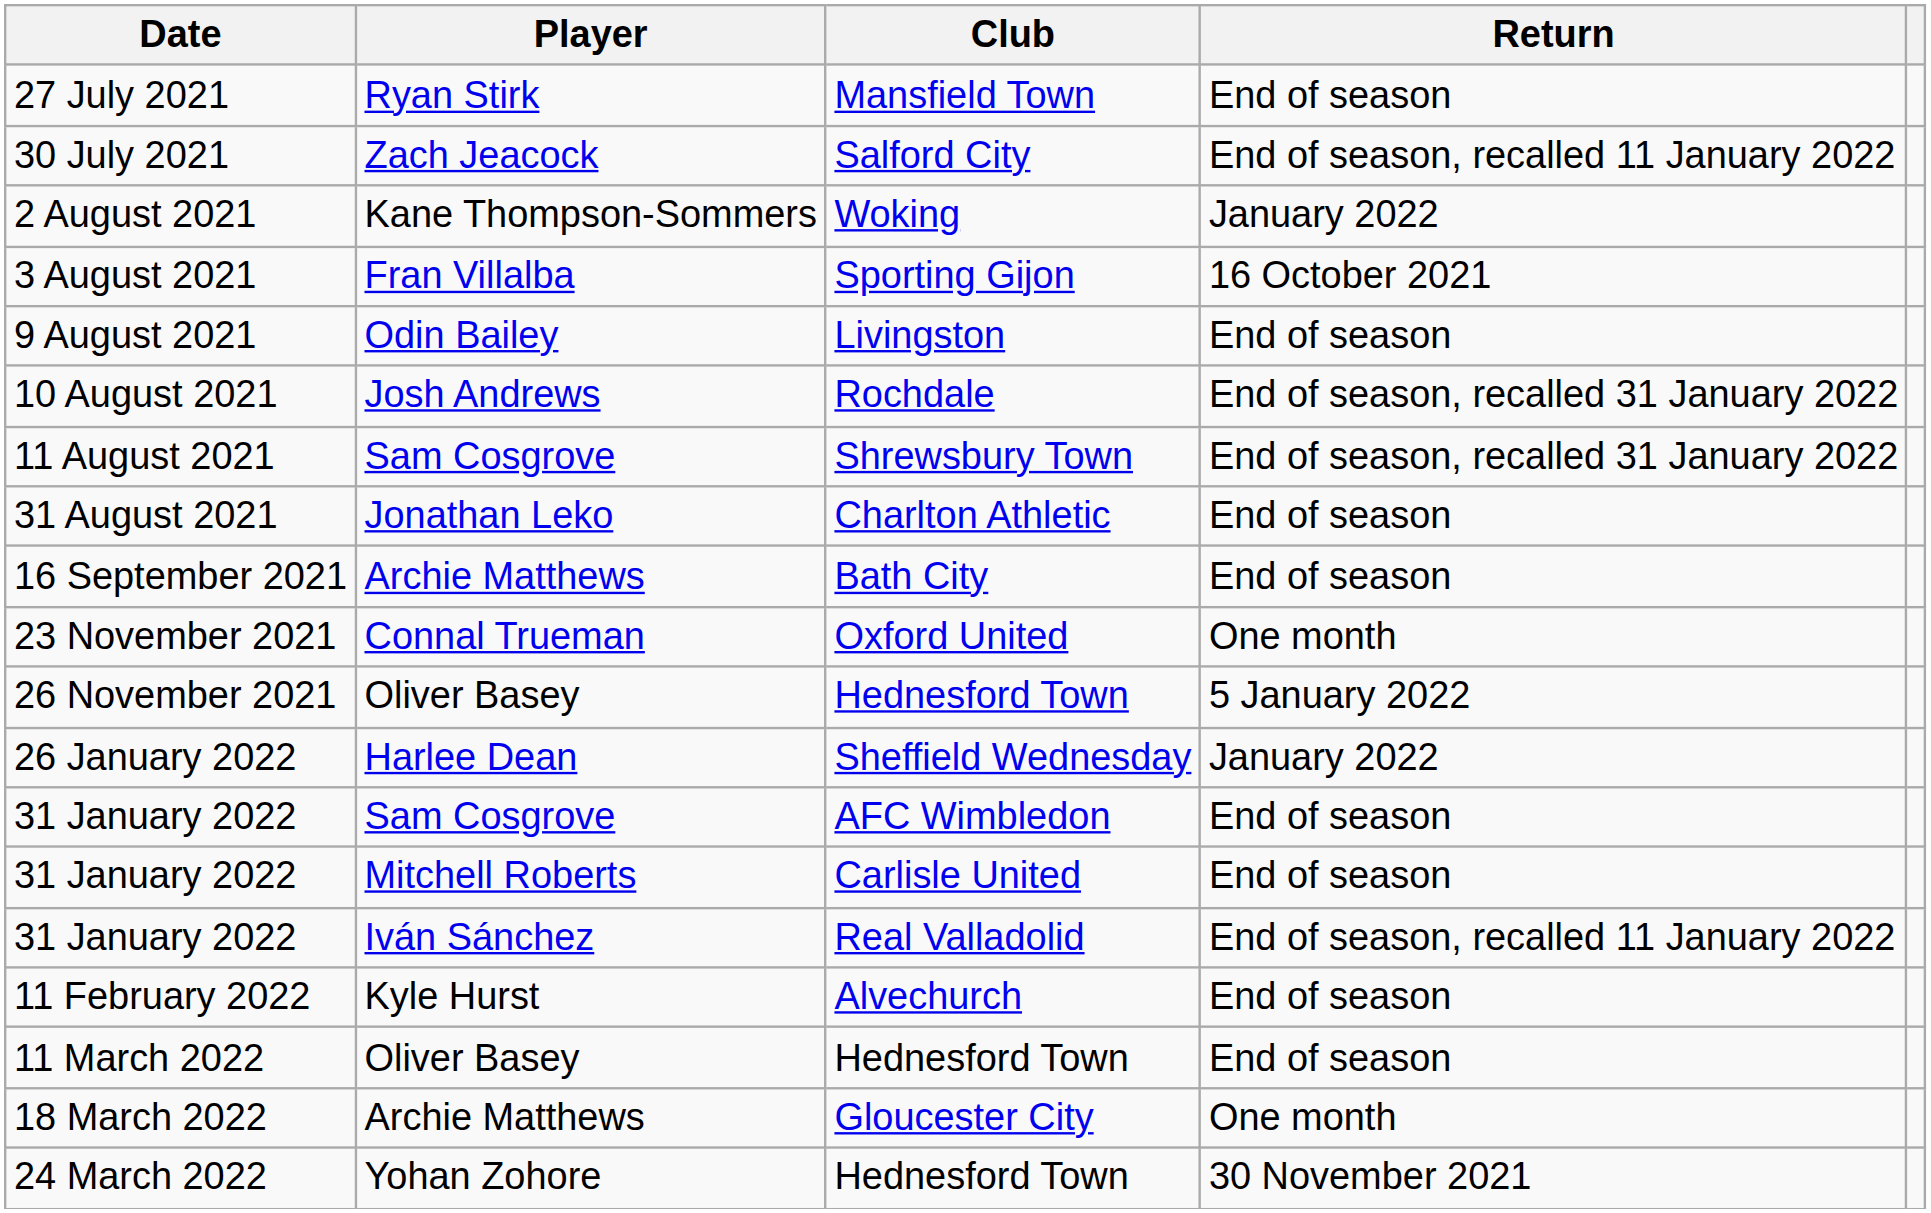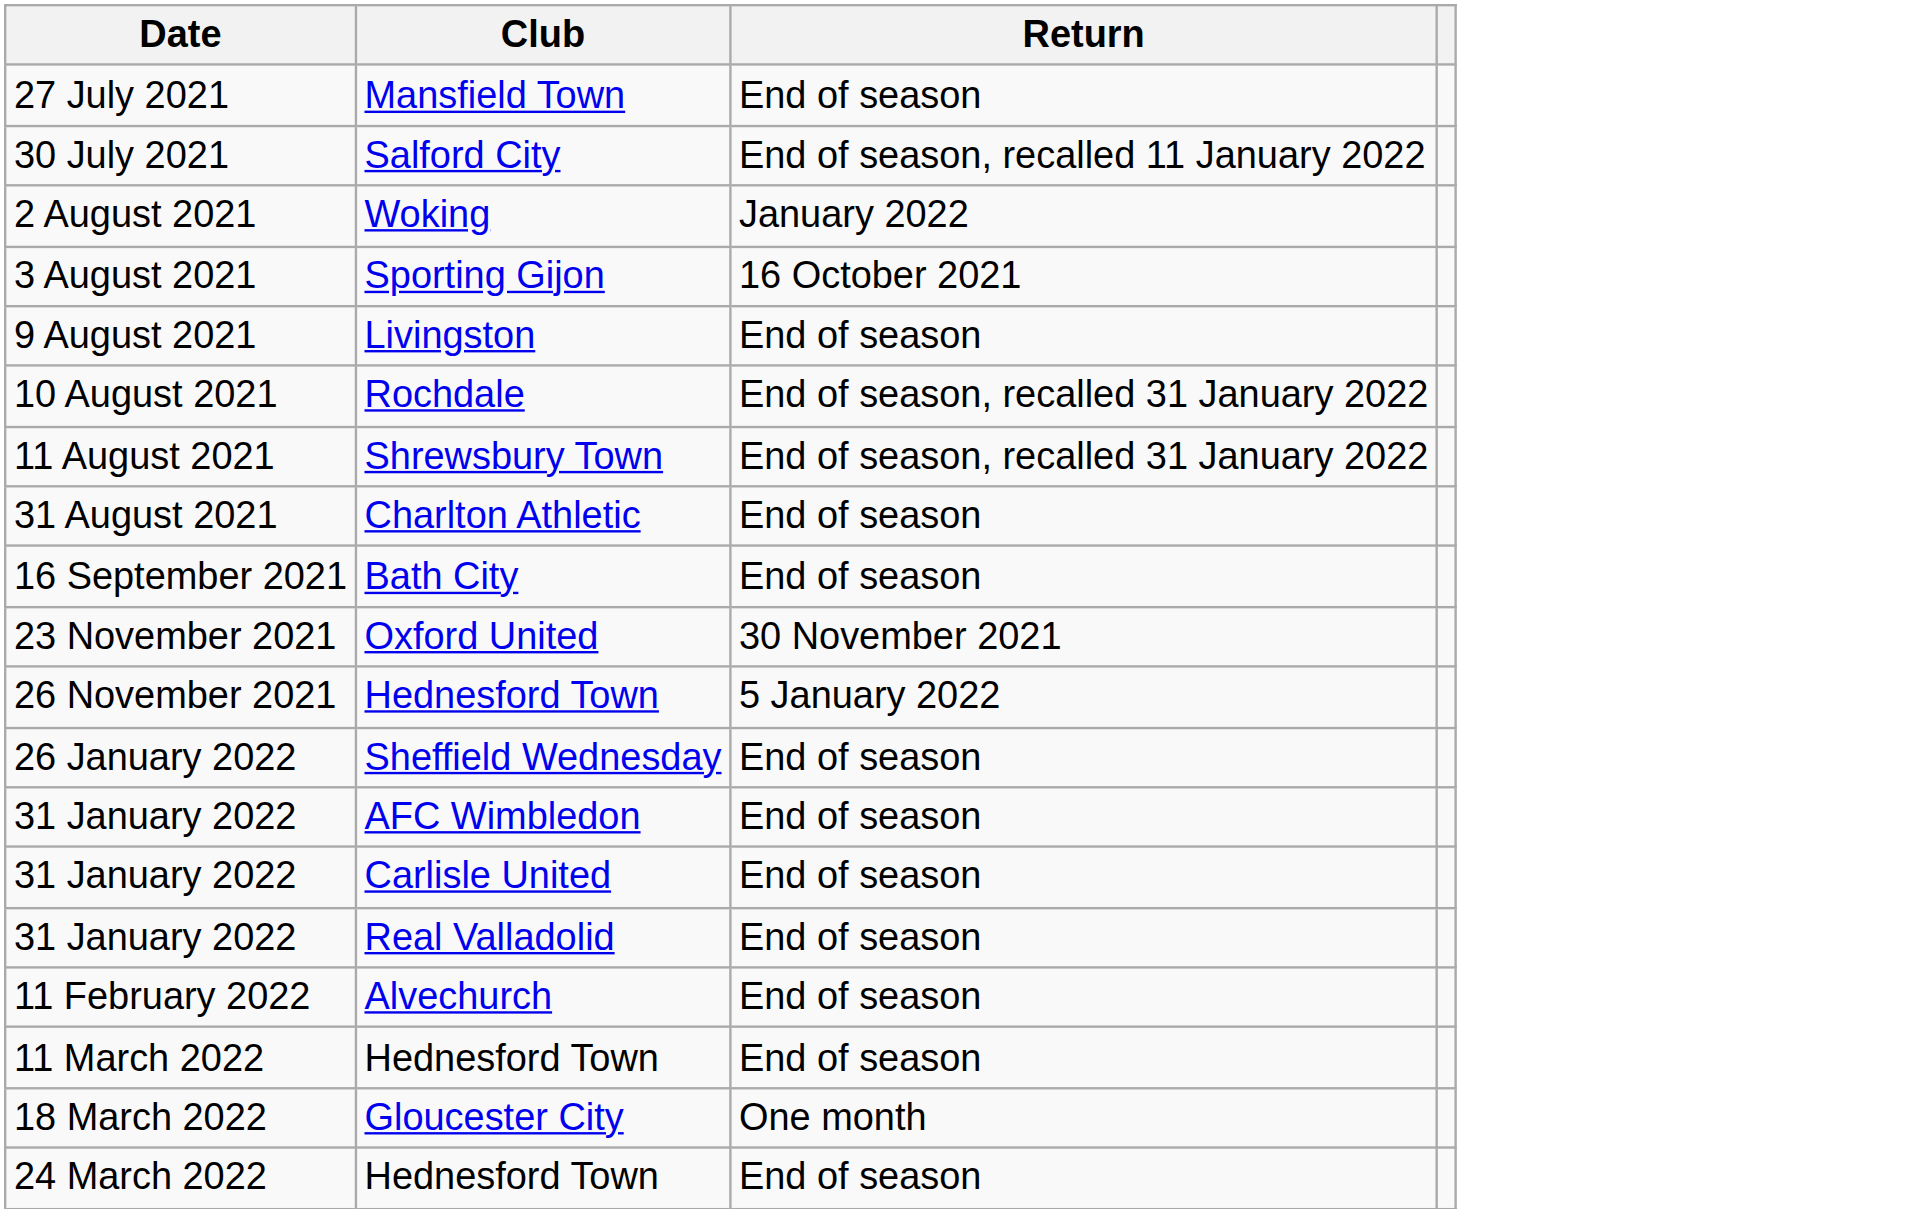- column: (591, 34)
(1303, 635) One month -> (900, 635) 30 November 2021
(1324, 756) January 2022 -> (860, 756) End of season
(1552, 936) End of season, recalled 11 January 2022 -> (860, 936) End of season
(1370, 1177) 30 November 2021 -> (860, 1177) End of season
